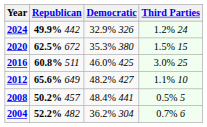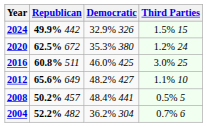(171, 29) 1.2% 24 -> (171, 29) 1.5% 15
(171, 46) 1.5% 15 -> (171, 46) 1.2% 24
